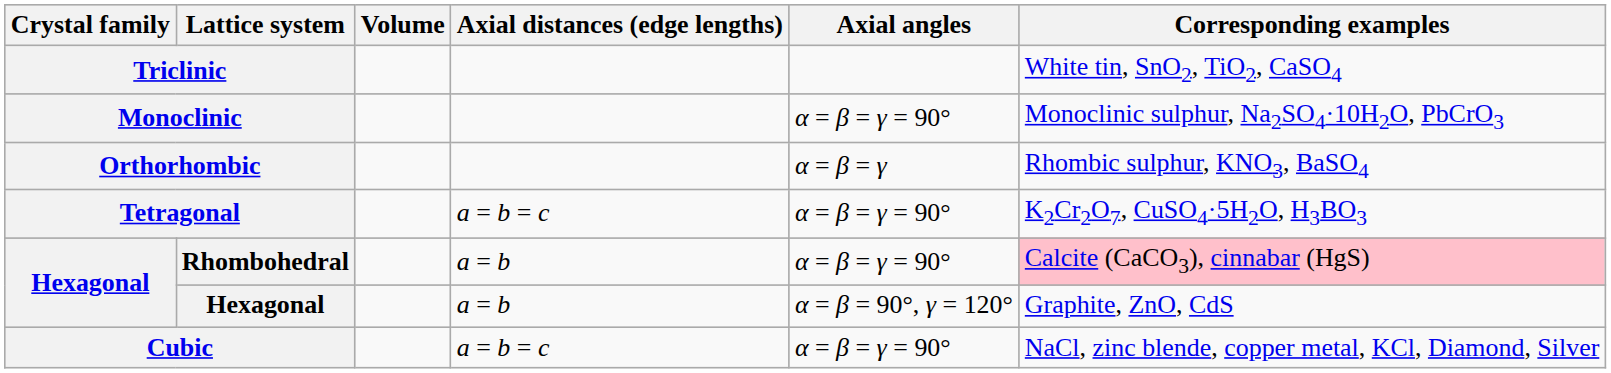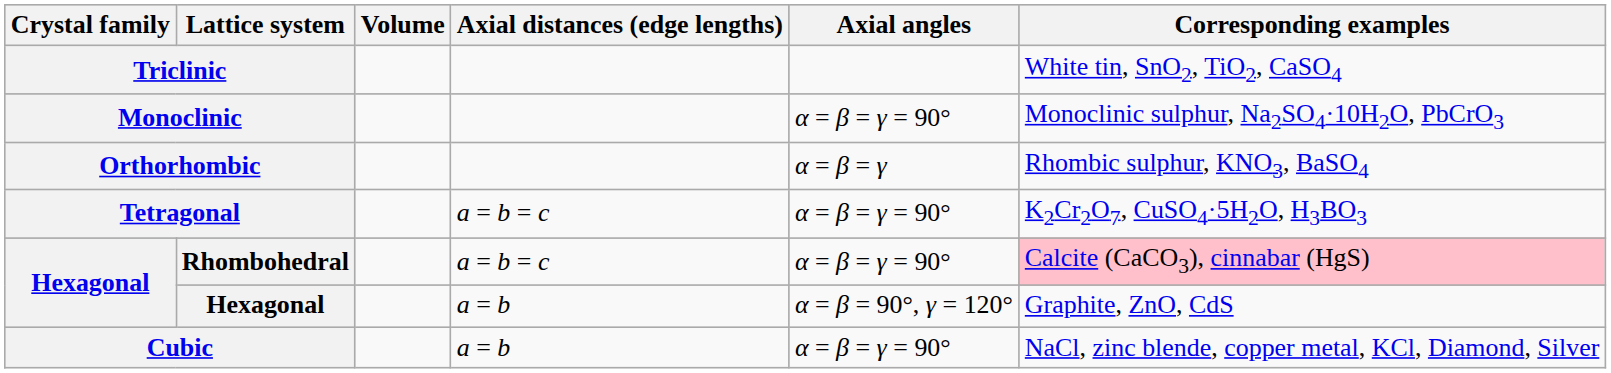(484, 261) a = b -> (503, 261) a = b = c
(503, 346) a = b = c -> (484, 346) a = b
